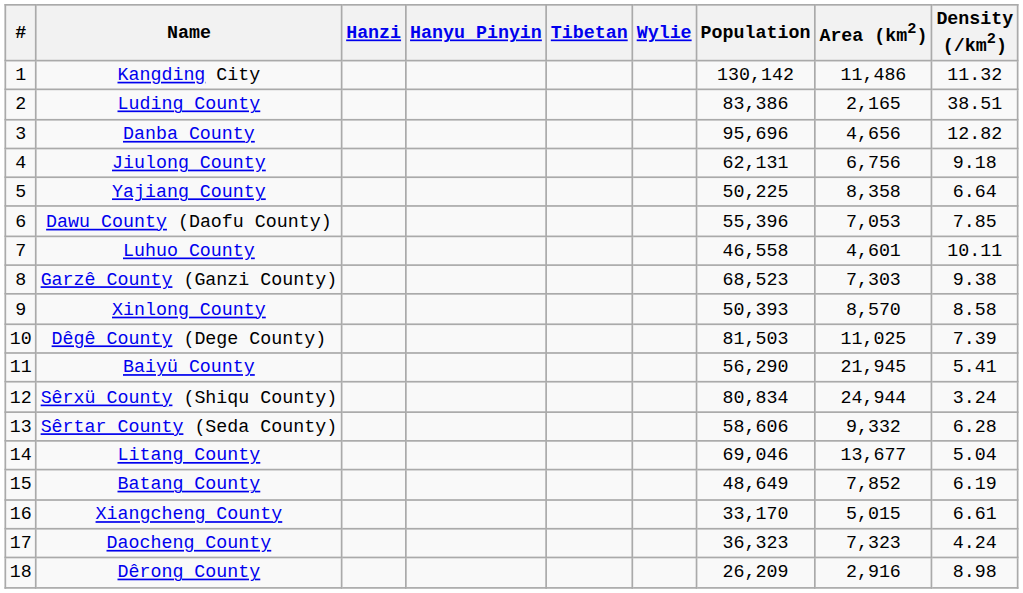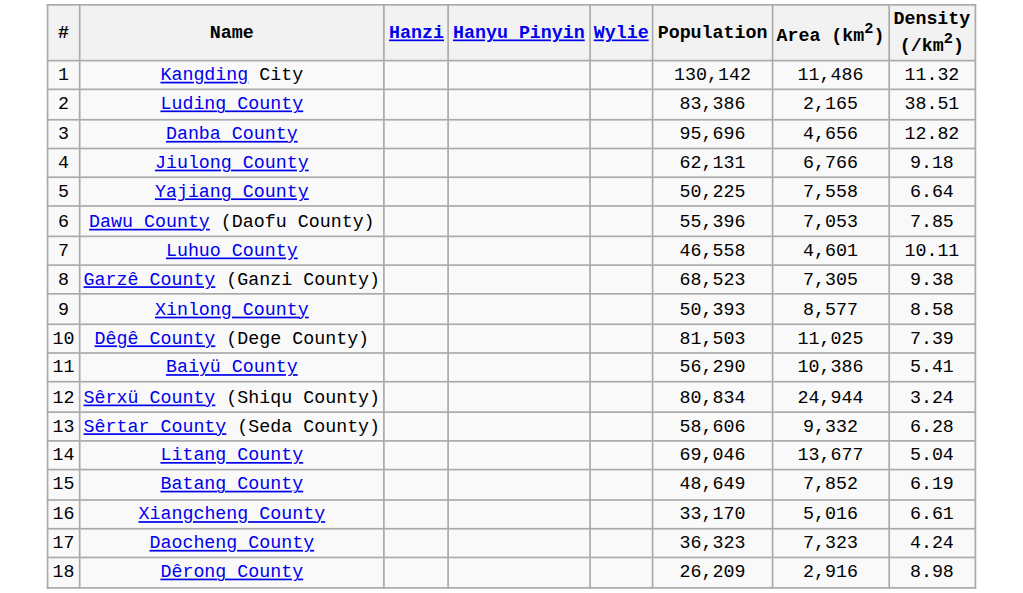- column: (589, 32)
(873, 163) 6,756 -> (830, 163) 6,766
(873, 192) 8,358 -> (830, 192) 7,558
(873, 280) 7,303 -> (830, 280) 7,305
(873, 309) 8,570 -> (830, 309) 8,577
(873, 368) 21,945 -> (830, 368) 10,386
(873, 514) 5,015 -> (830, 514) 5,016
